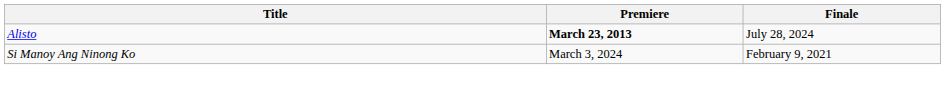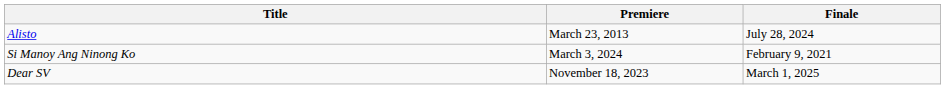(590, 34) bold -> (589, 34) normal
+ row: (29, 73)
